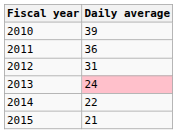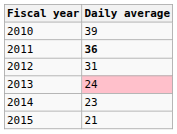(91, 49) normal -> (91, 49) bold
(91, 102) 22 -> (91, 102) 23
